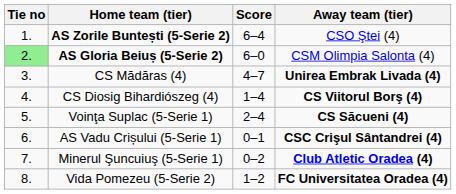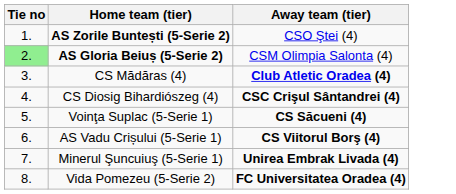- column: (254, 14)
(363, 76) Unirea Embrak Livada (4) -> (321, 76) Club Atletic Oradea (4)
(363, 96) CS Viitorul Borş (4) -> (321, 96) CSC Crişul Sântandrei (4)
(363, 138) CSC Crişul Sântandrei (4) -> (321, 138) CS Viitorul Borş (4)
(363, 158) Club Atletic Oradea (4) -> (321, 158) Unirea Embrak Livada (4)
